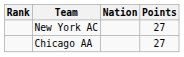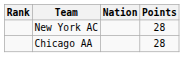(159, 28) 27 -> (159, 28) 28
(159, 44) 27 -> (159, 44) 28
